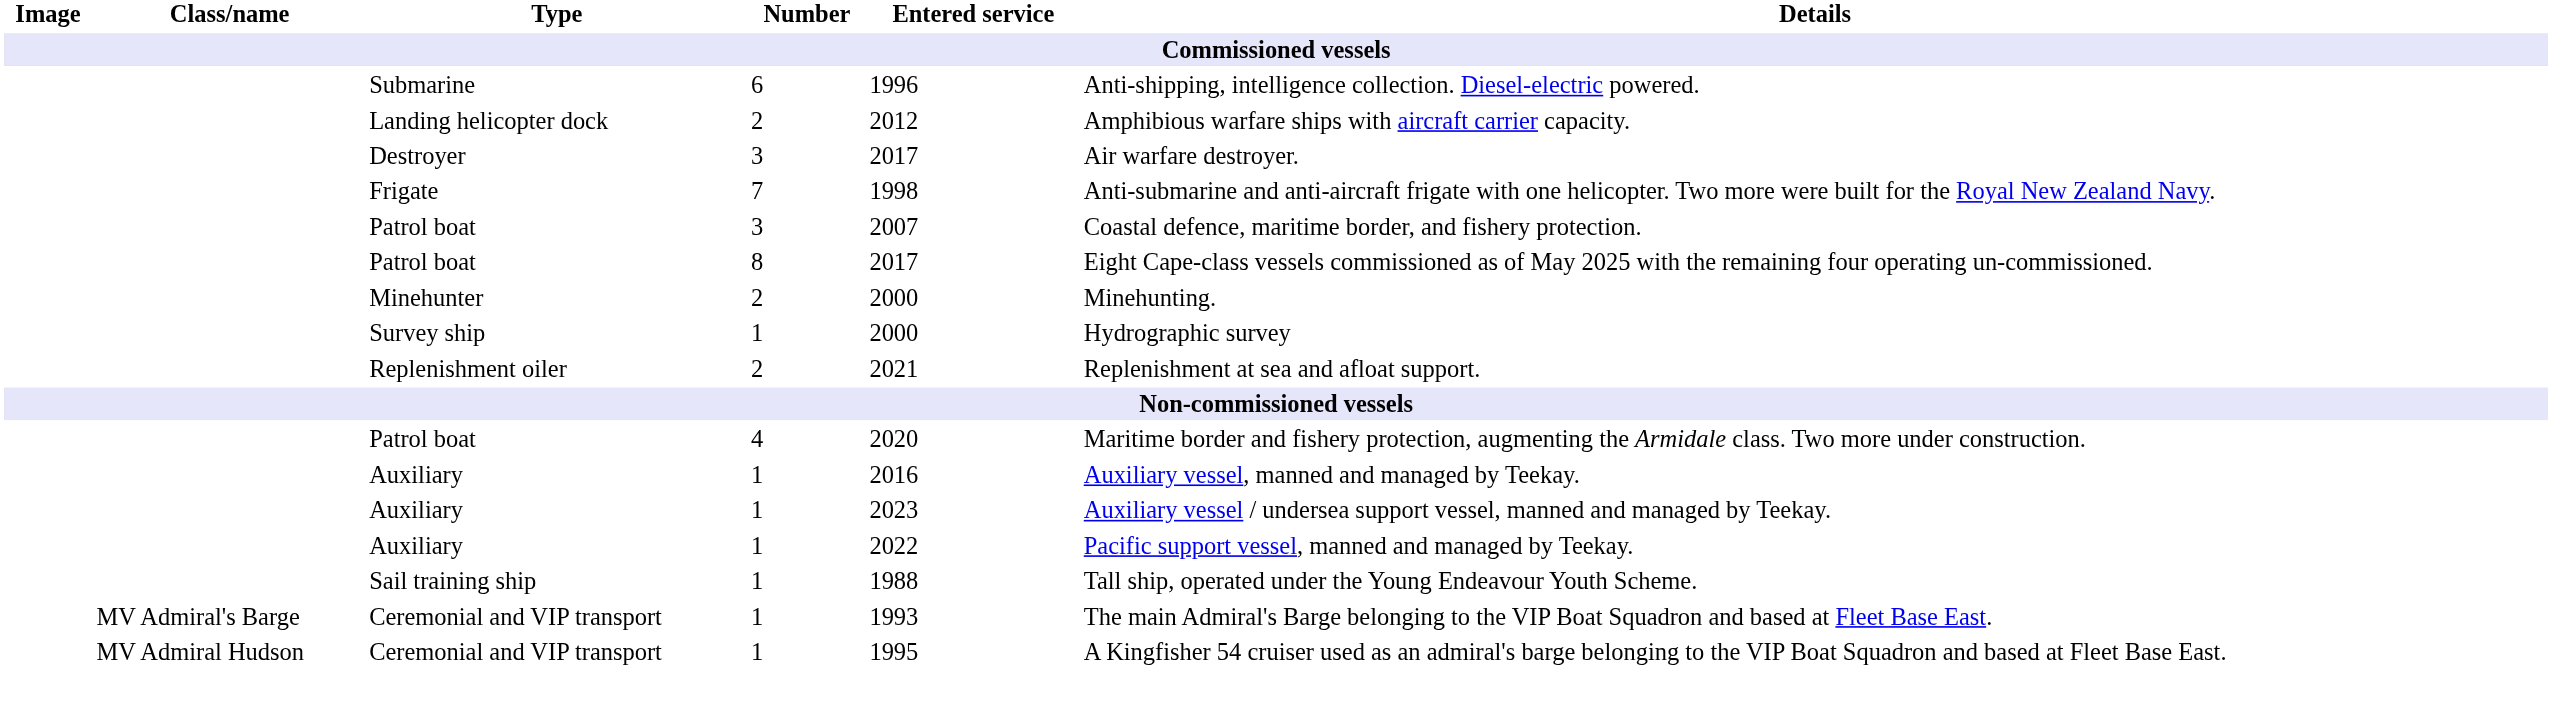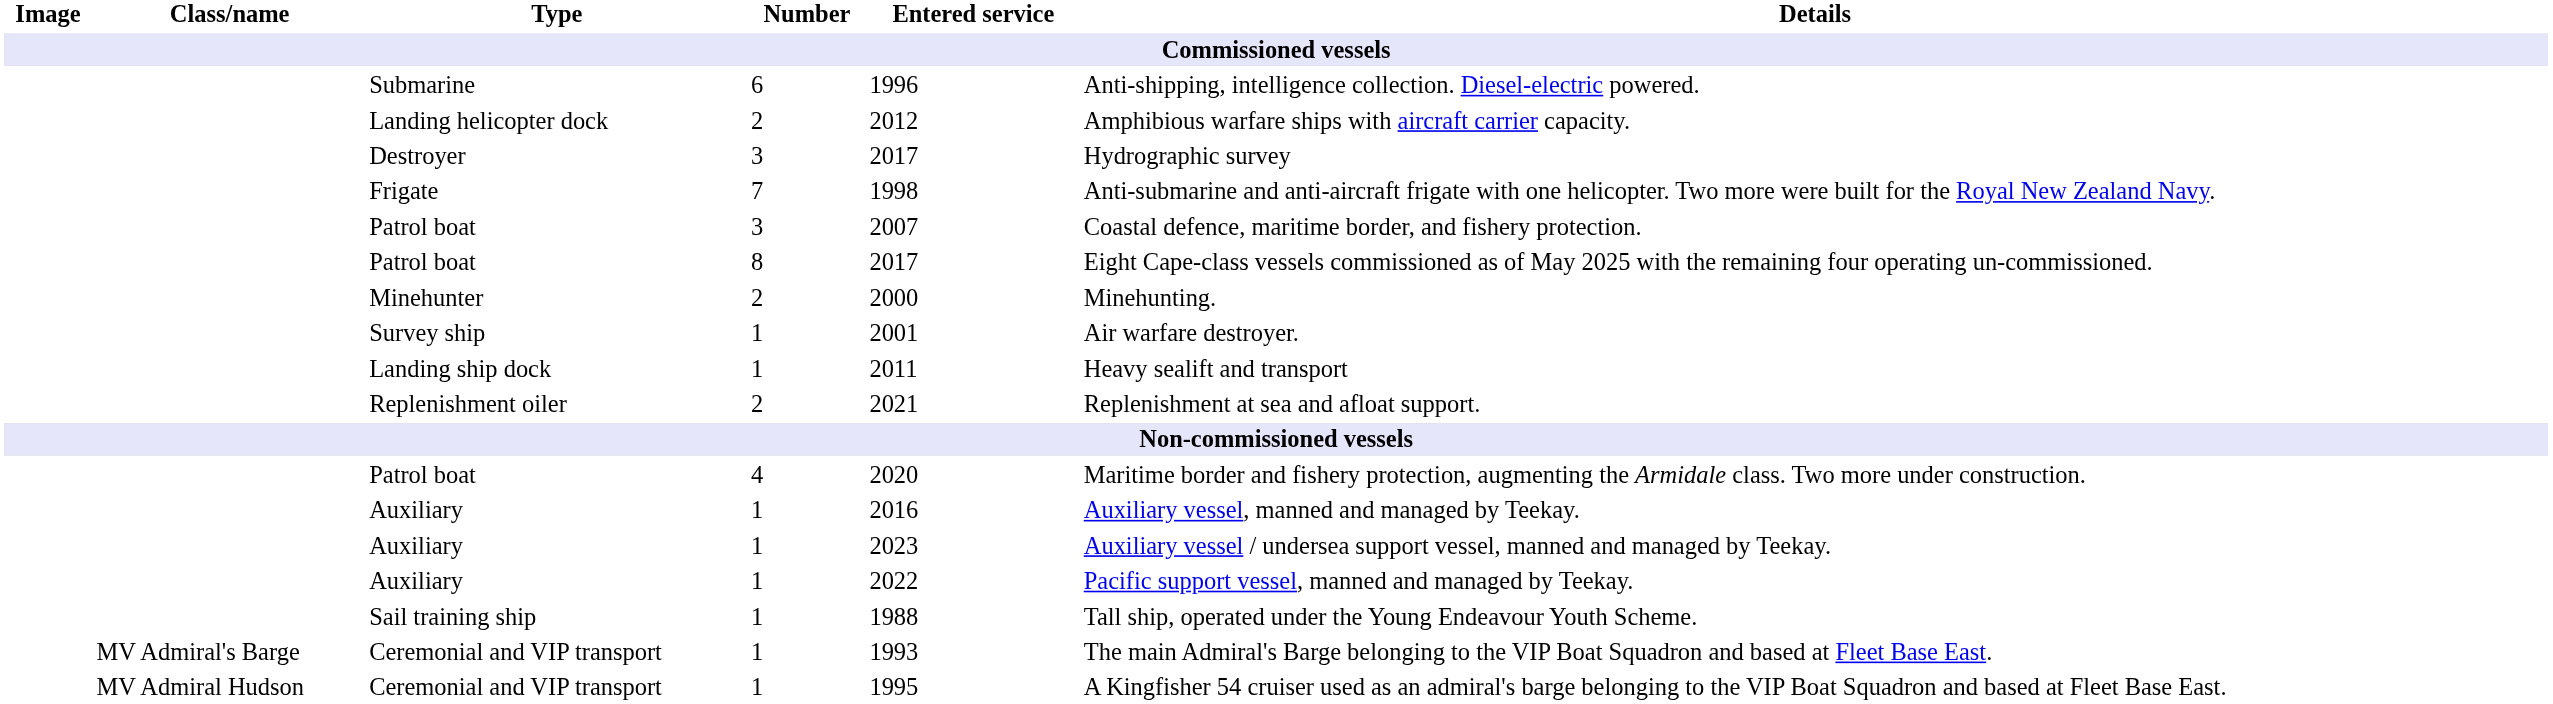(1191, 155) Air warfare destroyer. -> (1187, 155) Hydrographic survey
(894, 332) 2000 -> (894, 332) 2001
(1187, 332) Hydrographic survey -> (1191, 332) Air warfare destroyer.
+ row: (460, 368)
